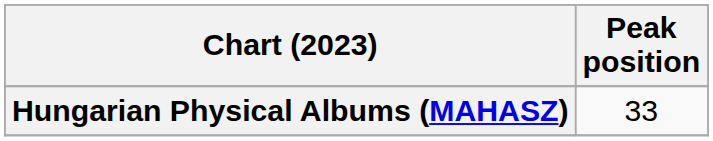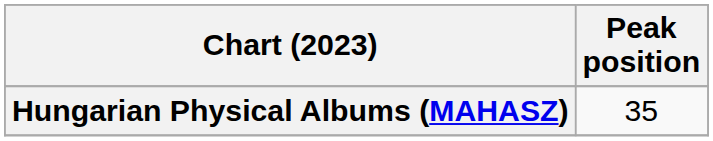(641, 110) 33 -> (641, 110) 35
